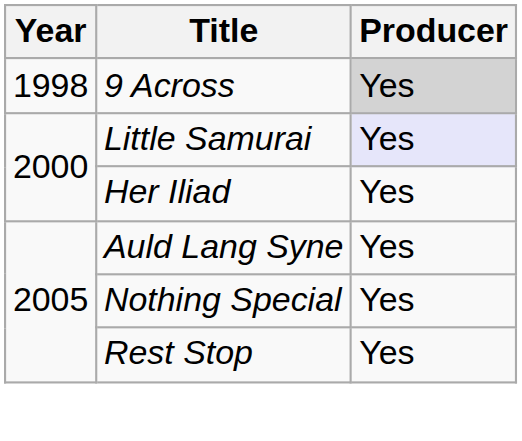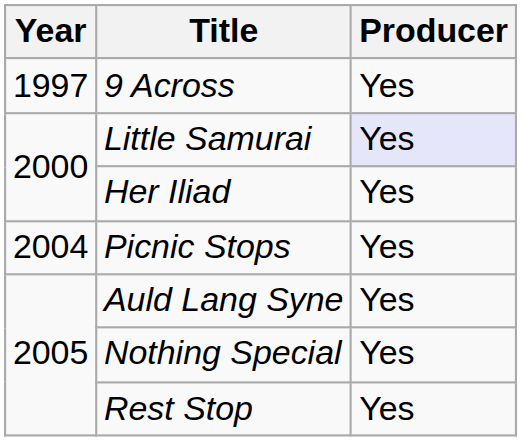(51, 85) 1998 -> (51, 85) 1997
(387, 85) lightgrey background -> (387, 85) no background
+ row: (197, 246)
